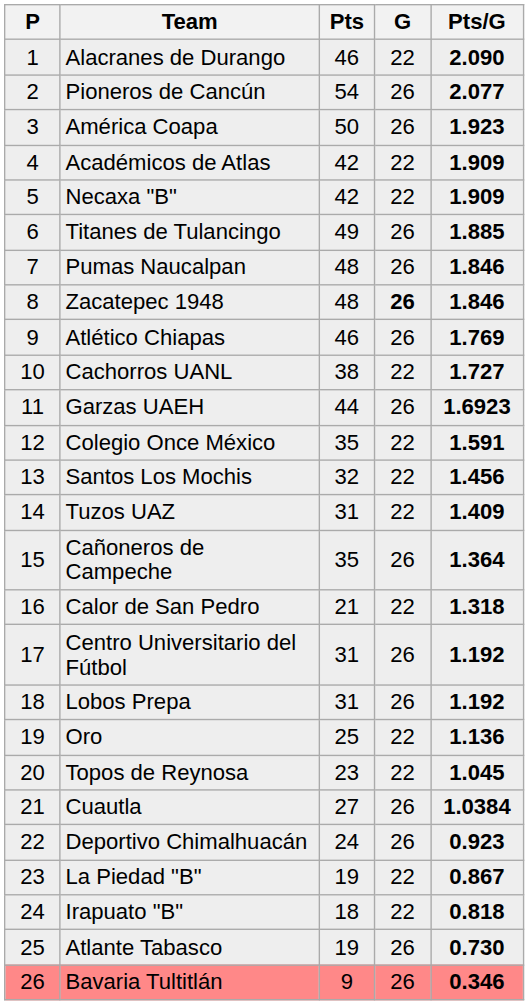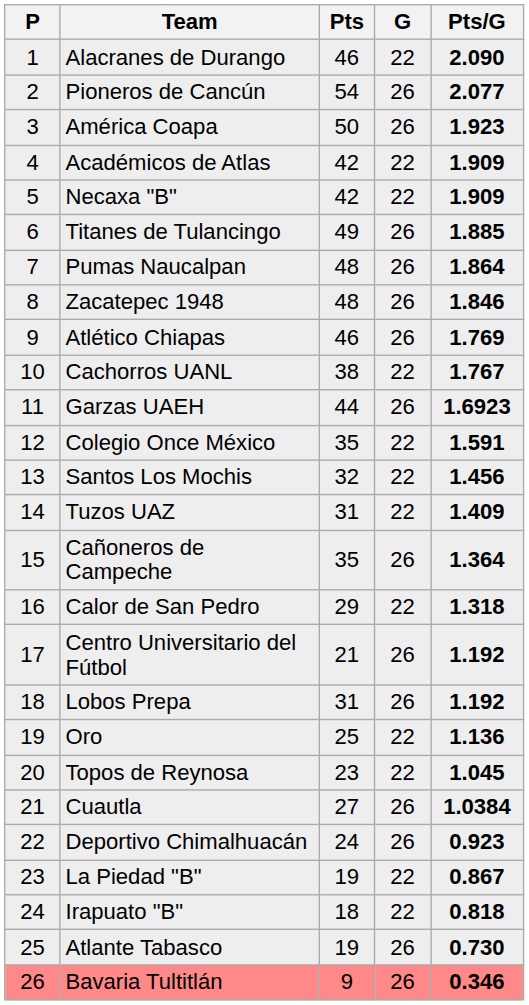(477, 267) 1.846 -> (477, 267) 1.864
(403, 302) bold -> (403, 302) normal
(477, 372) 1.727 -> (477, 372) 1.767
(347, 607) 21 -> (347, 607) 29
(347, 654) 31 -> (347, 654) 21
